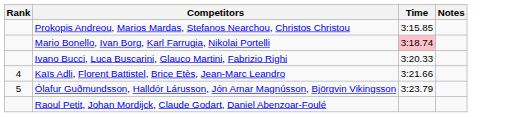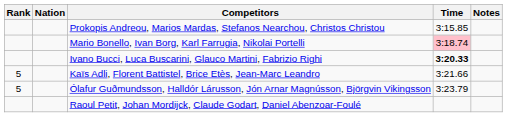+ column: (50, 12)
(417, 58) normal -> (452, 58) bold
(18, 74) 4 -> (18, 74) 5
